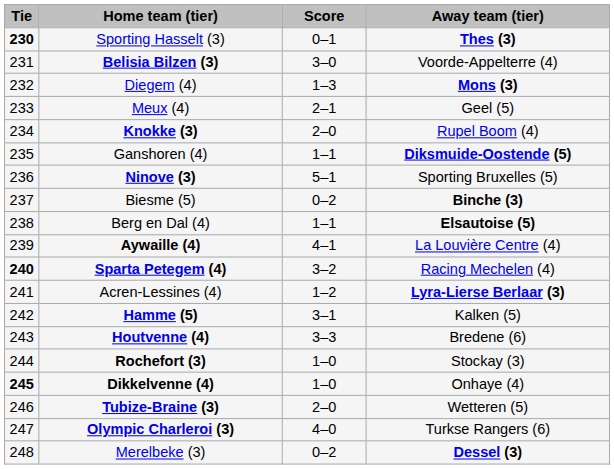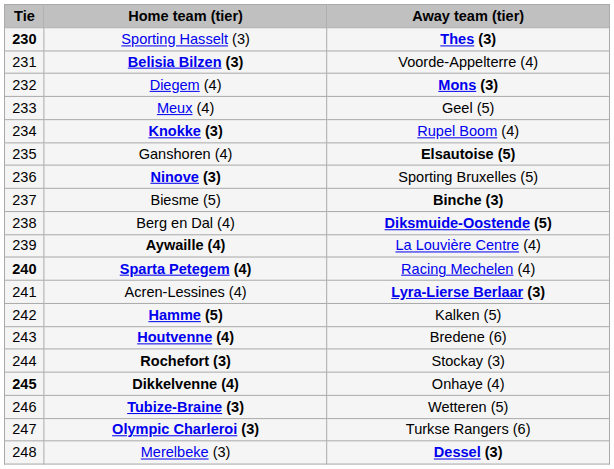- column: (324, 16)
(488, 154) Diksmuide-Oostende (5) -> (468, 154) Elsautoise (5)
(488, 223) Elsautoise (5) -> (468, 223) Diksmuide-Oostende (5)
